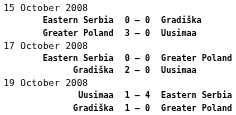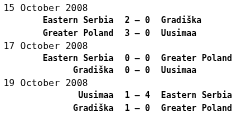(137, 21) 0 – 0 -> (137, 21) 2 – 0
(137, 70) 2 – 0 -> (137, 70) 0 – 0
